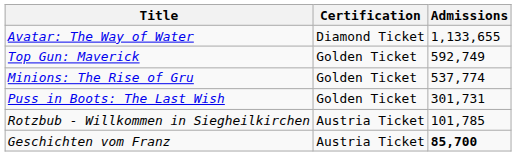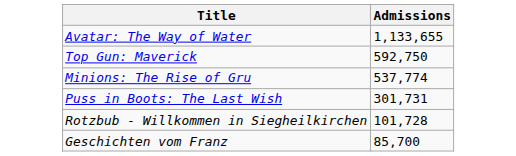- column: (370, 15)
(458, 57) 592,749 -> (401, 57) 592,750
(458, 120) 101,785 -> (401, 120) 101,728
(454, 141) bold -> (397, 141) normal
